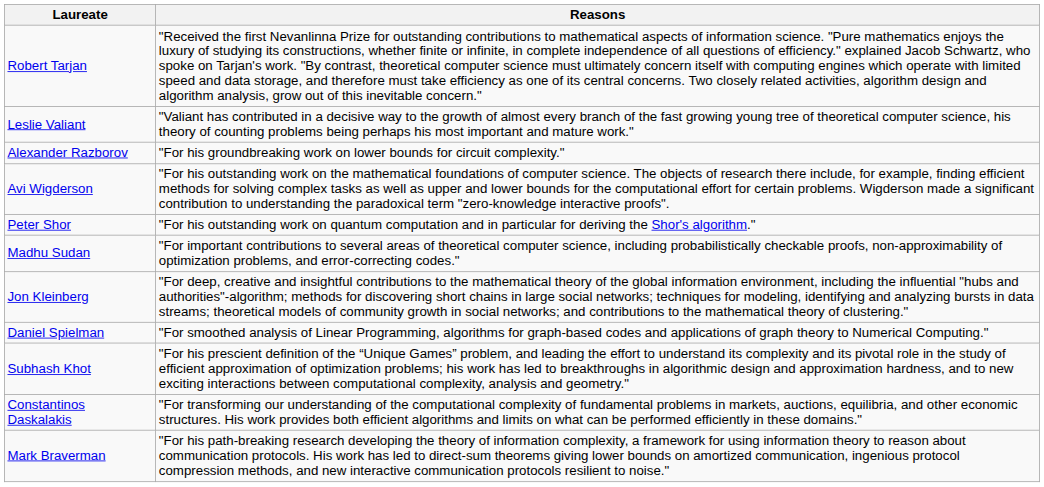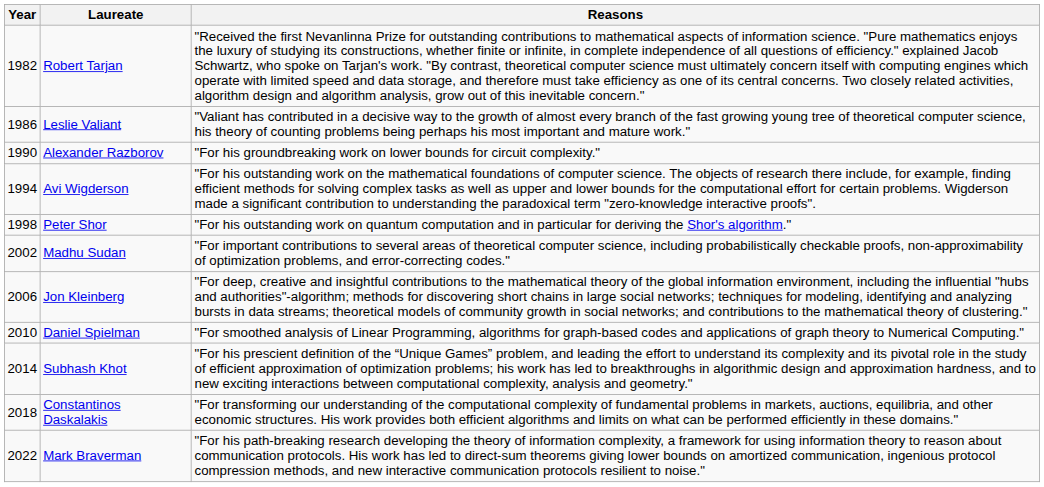+ column: (22, 15)
